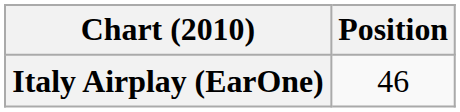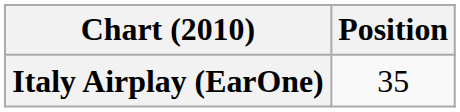(393, 80) 46 -> (393, 80) 35
